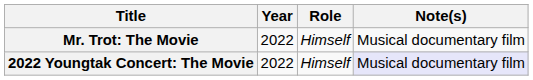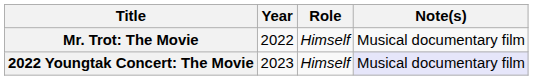(277, 63) 2022 -> (277, 63) 2023
